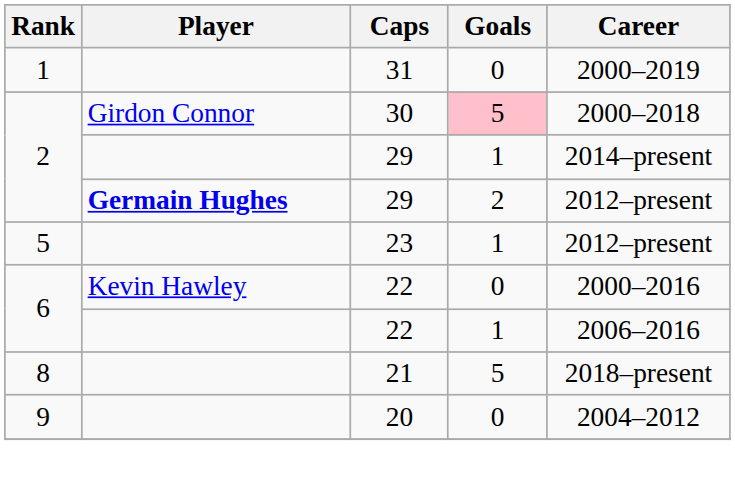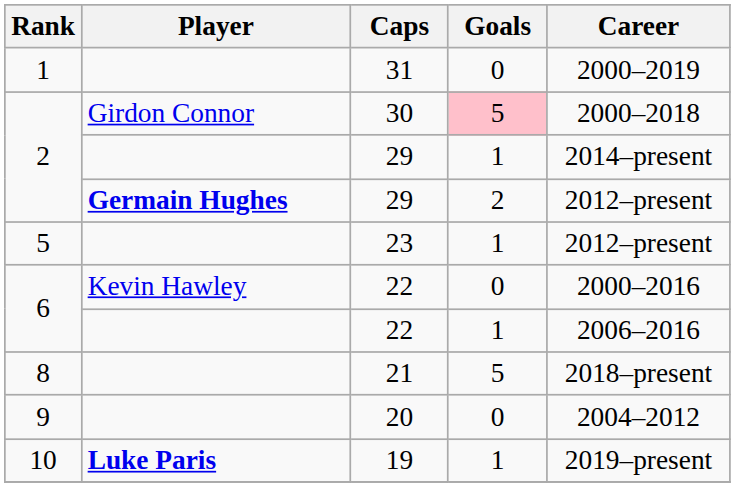+ row: (43, 460)
